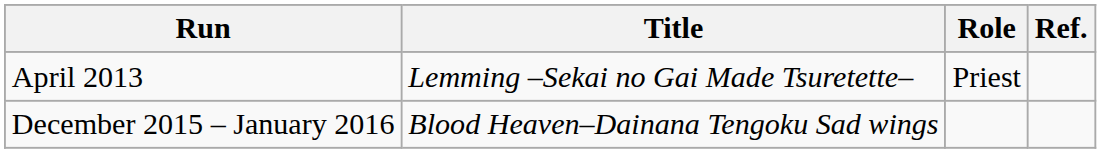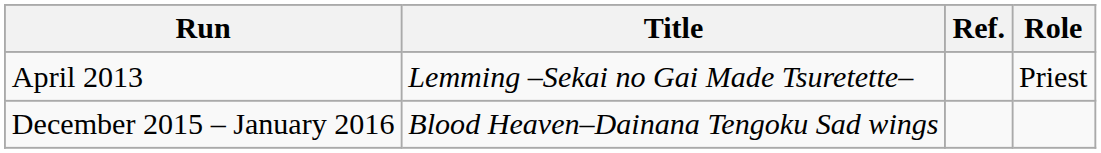columns swapped: (987, 28) <-> (1061, 28)
